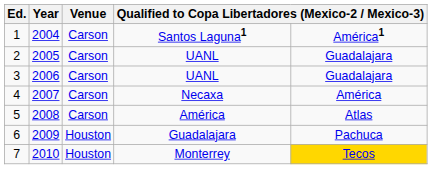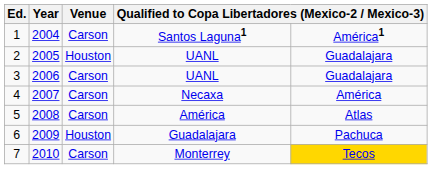(88, 56) Carson -> (88, 56) Houston
(88, 154) Houston -> (88, 154) Carson
